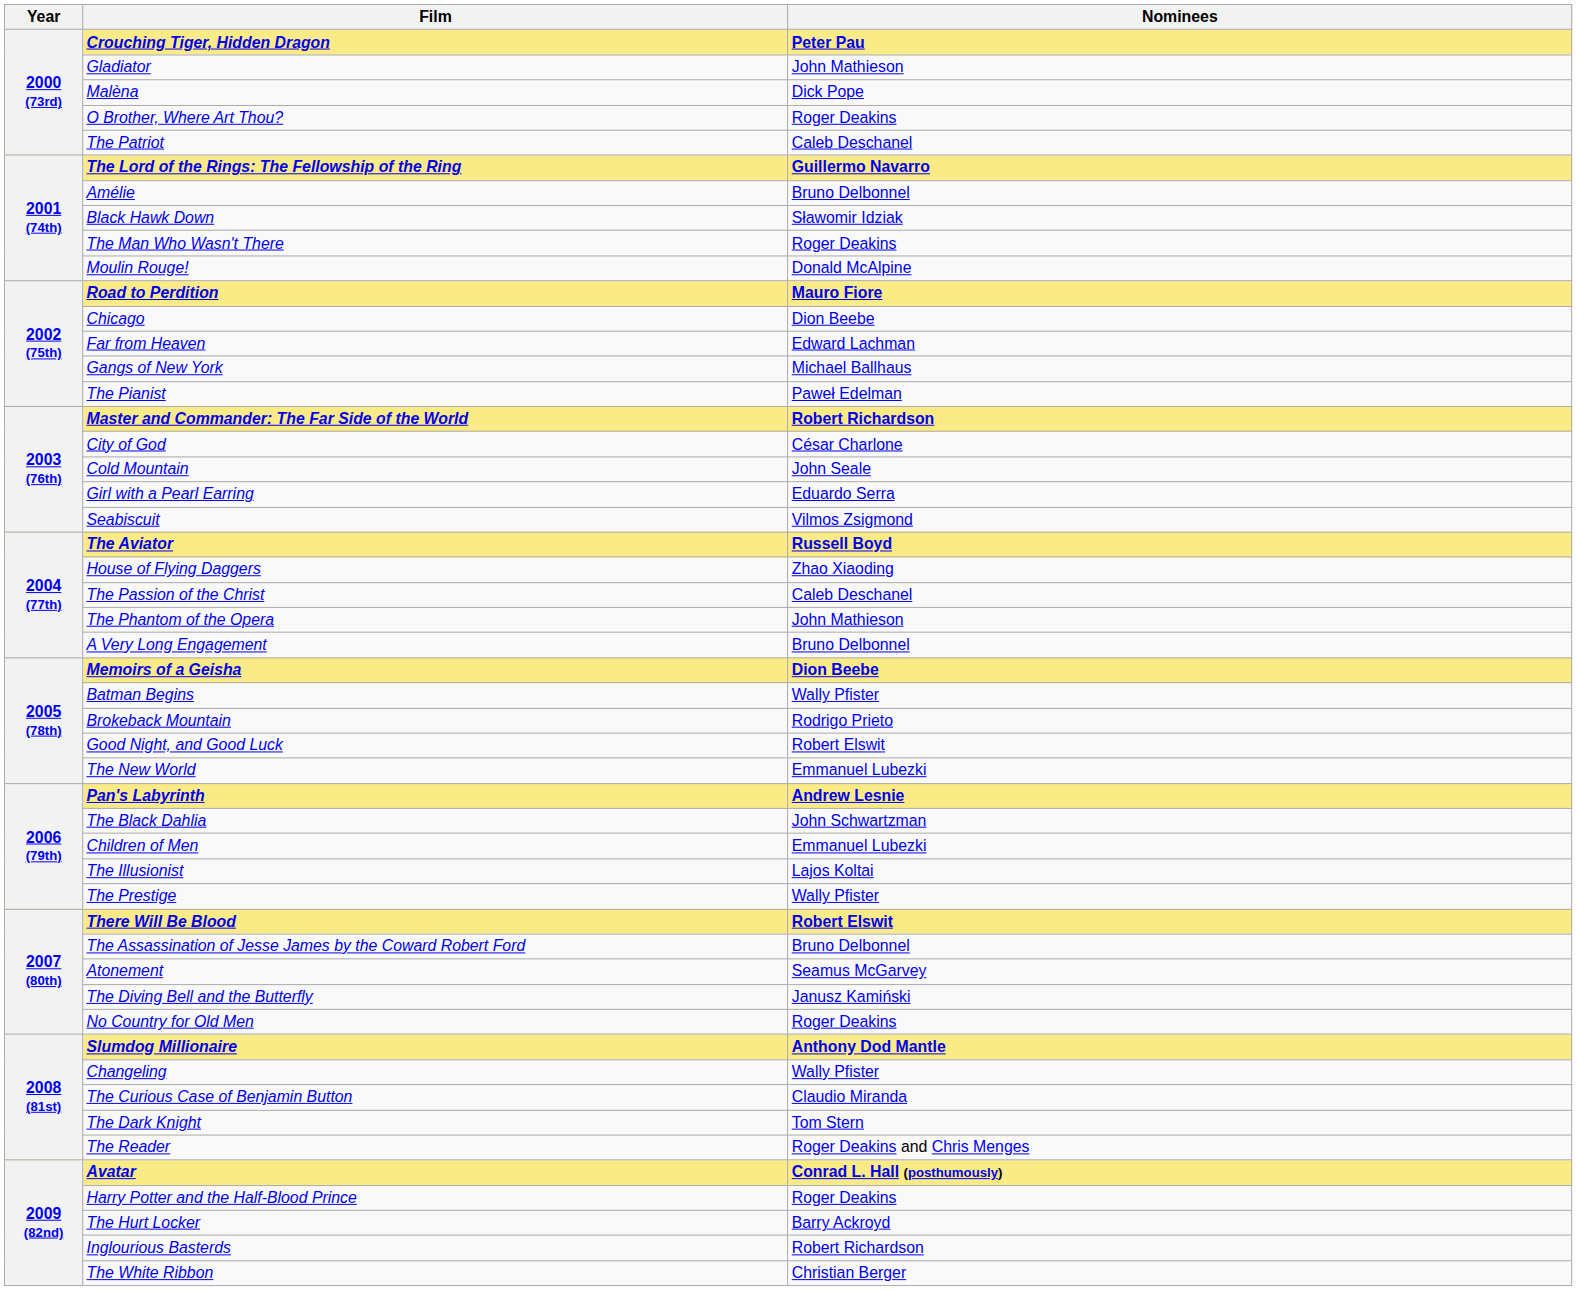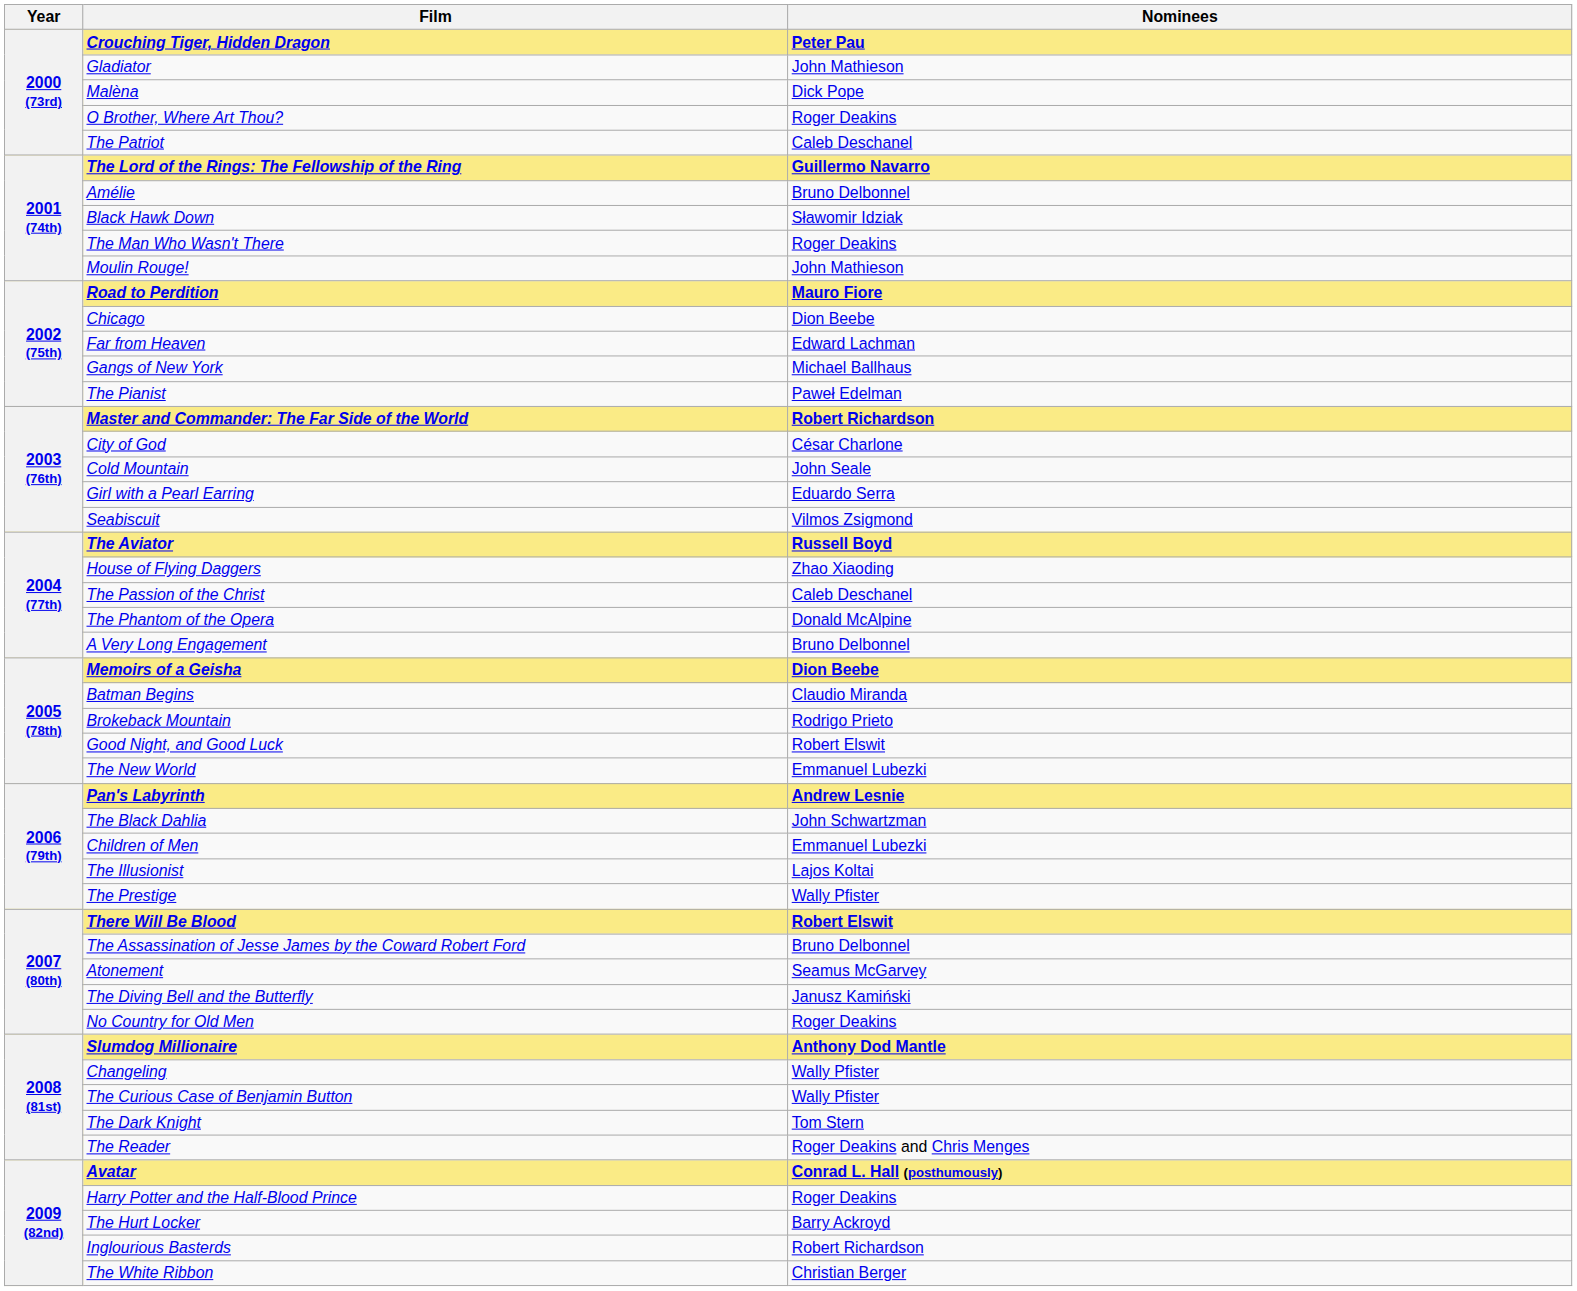(852, 268) Donald McAlpine -> (848, 268) John Mathieson
(848, 619) John Mathieson -> (852, 619) Donald McAlpine
(835, 695) Wally Pfister -> (849, 695) Claudio Miranda
(849, 1097) Claudio Miranda -> (835, 1097) Wally Pfister
